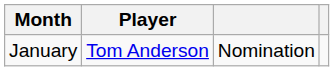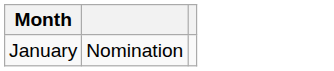- column: (148, 19)
